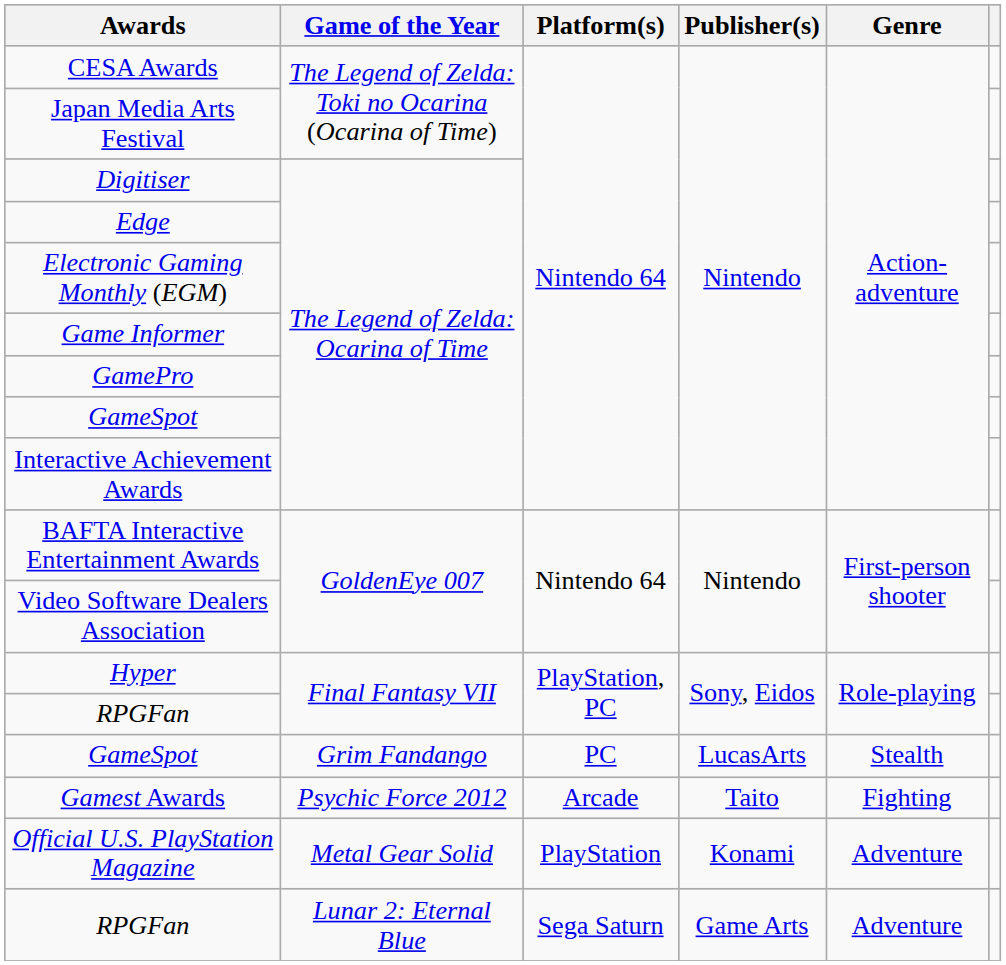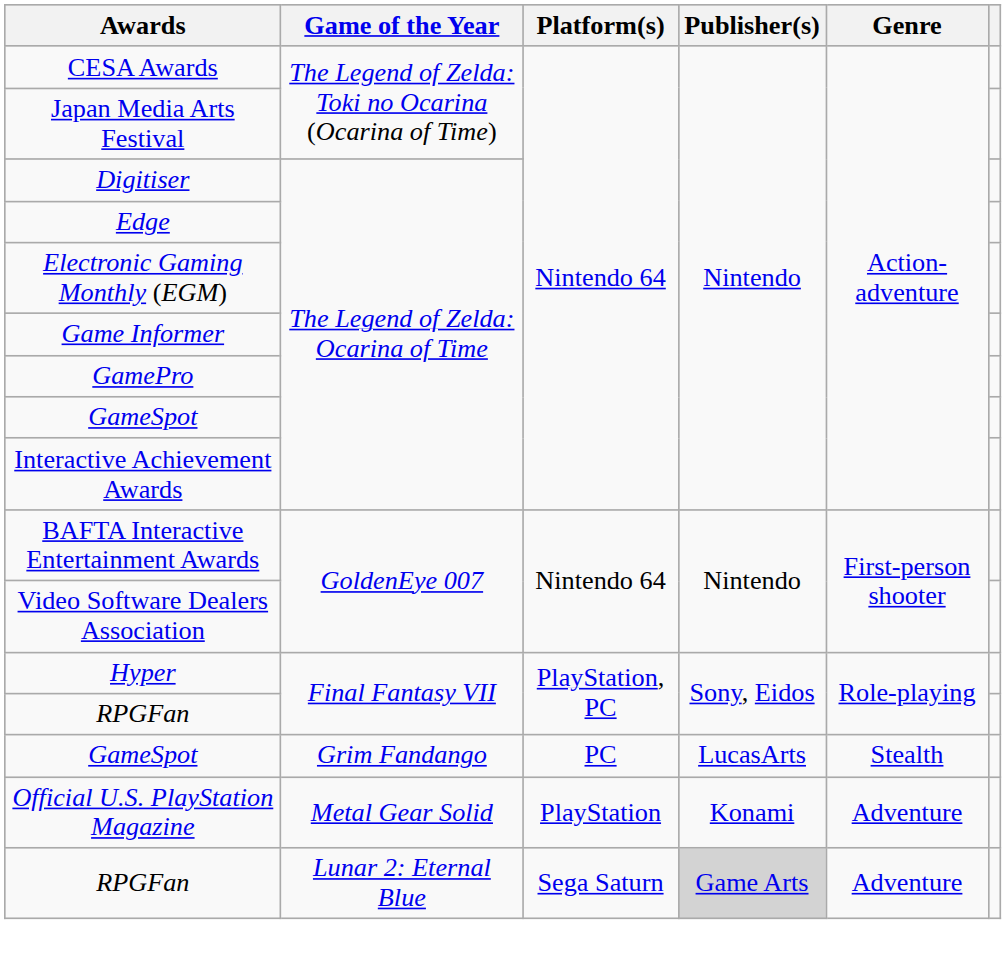- row: (143, 797)
(752, 924) no background -> (752, 883) lightgrey background
